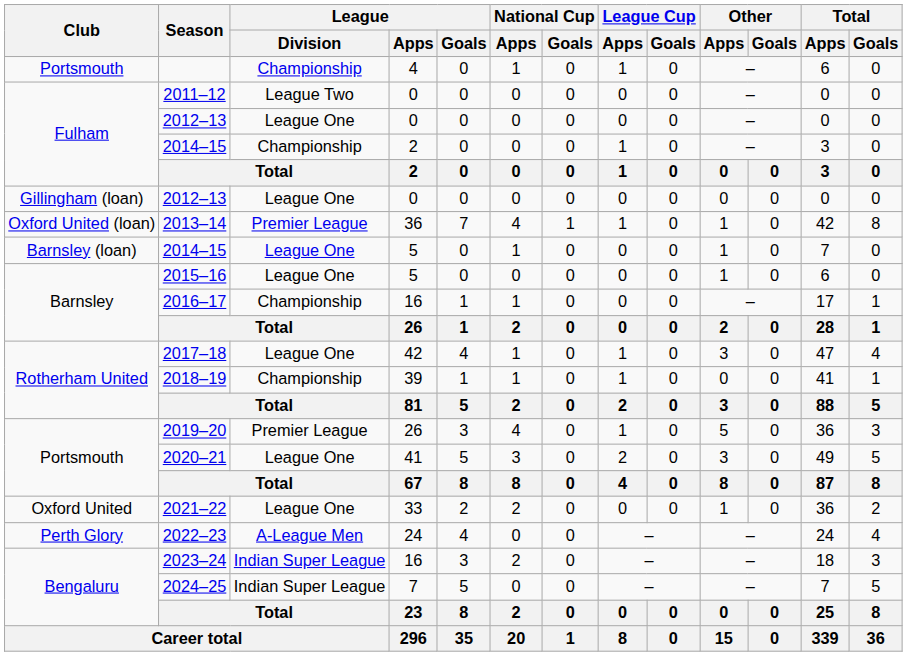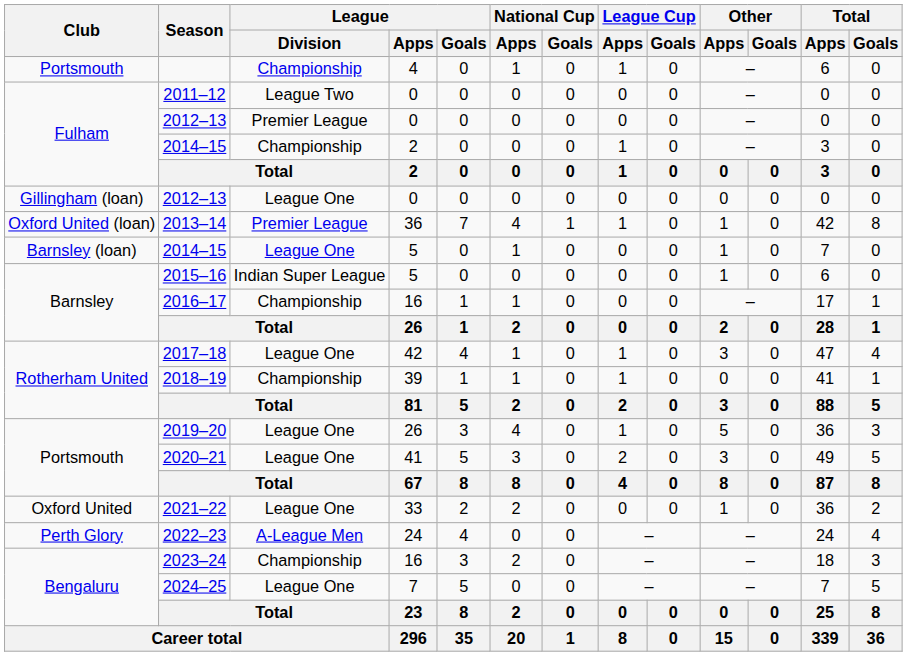(310, 120) League One -> (310, 120) Premier League
(310, 276) League One -> (310, 276) Indian Super League
(310, 431) Premier League -> (310, 431) League One
(310, 560) Indian Super League -> (310, 560) Championship
(310, 586) Indian Super League -> (310, 586) League One
